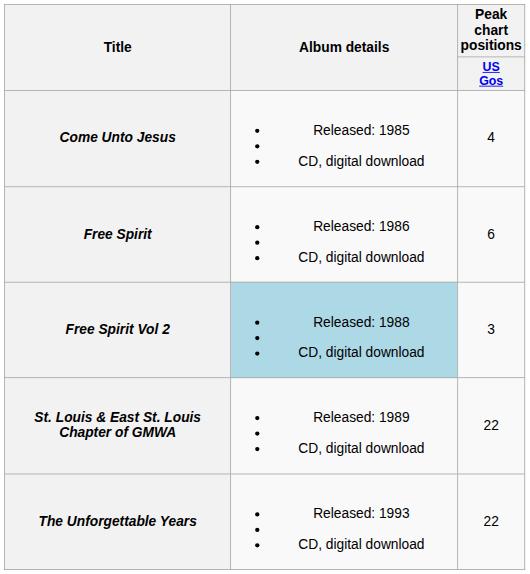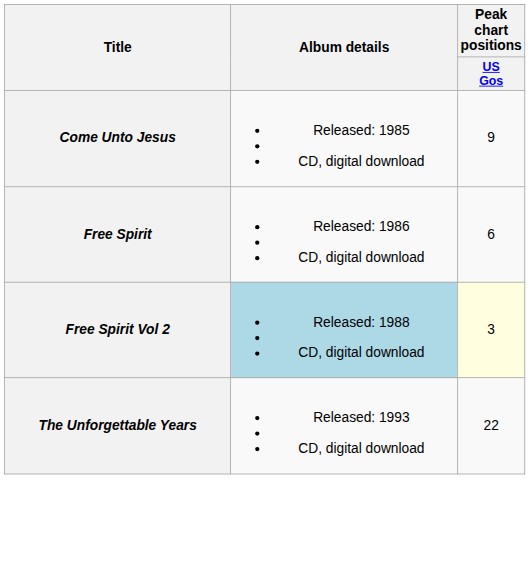(491, 138) 4 -> (491, 138) 9
(491, 330) no background -> (491, 330) lightyellow background
- row: (118, 425)
